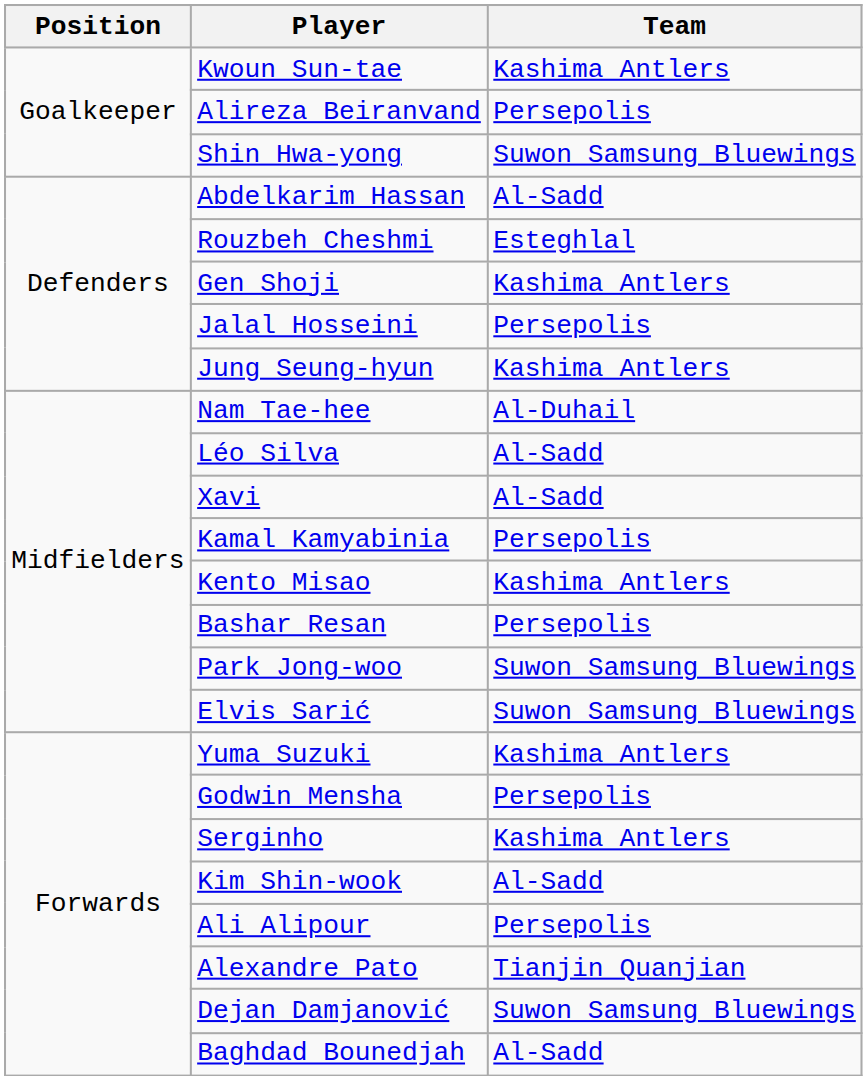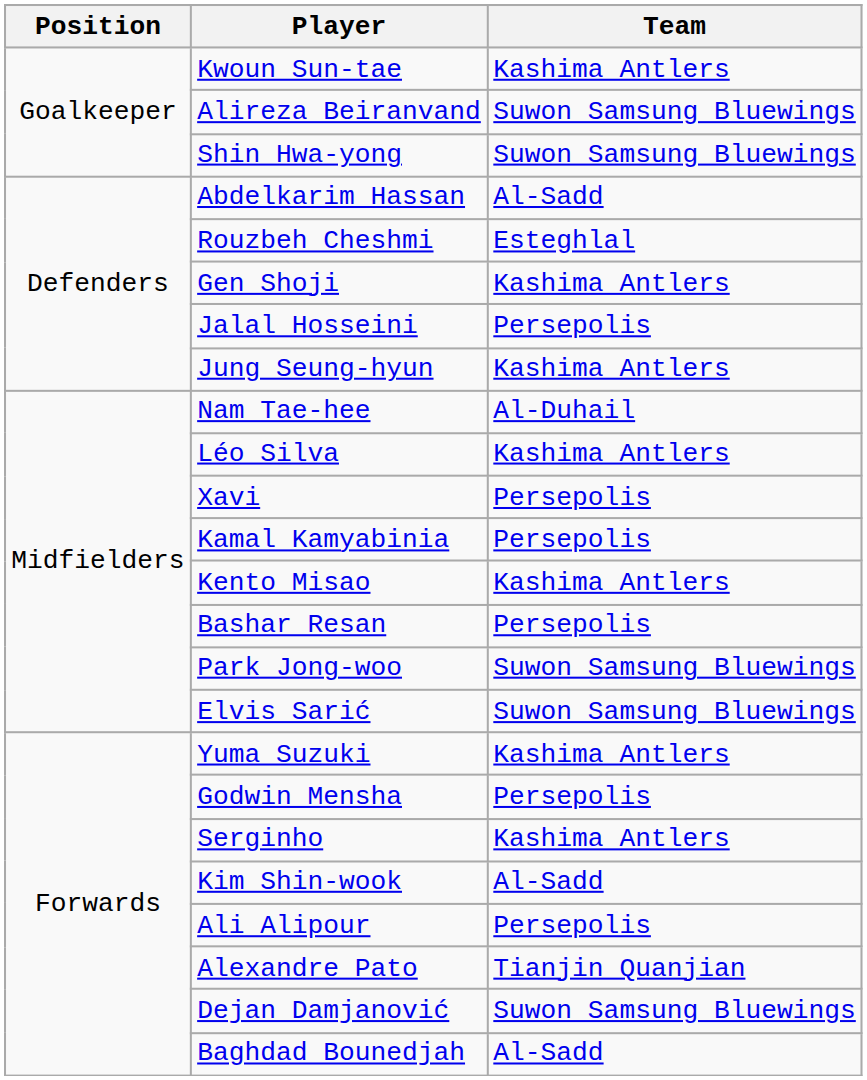(572, 112) Persepolis -> (675, 112) Suwon Samsung Bluewings
(548, 454) Al-Sadd -> (612, 454) Kashima Antlers
(548, 497) Al-Sadd -> (572, 497) Persepolis
